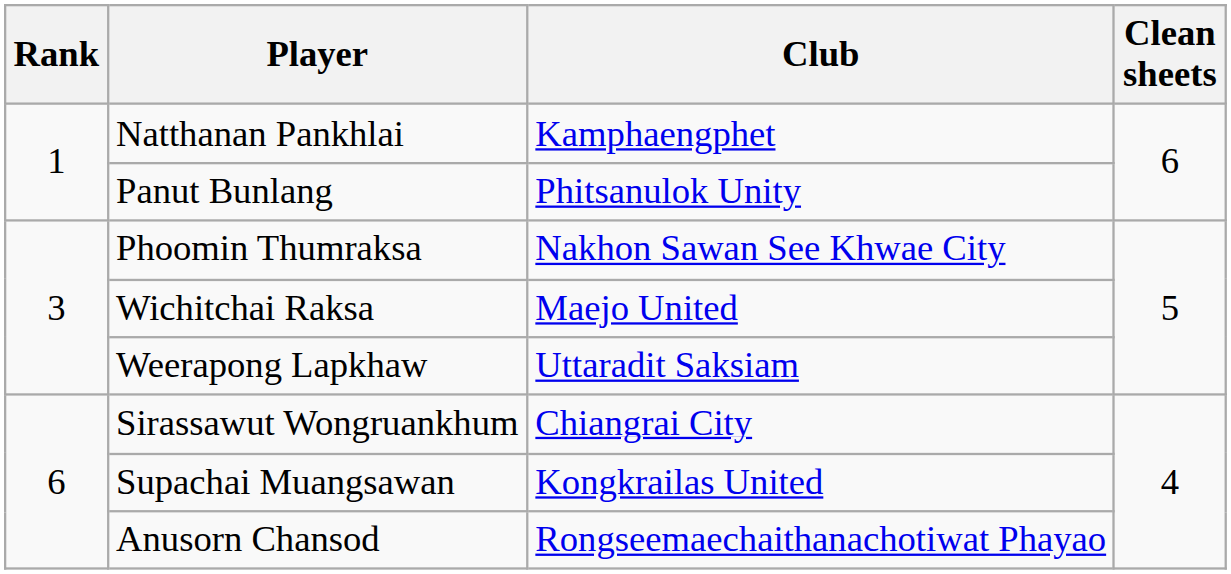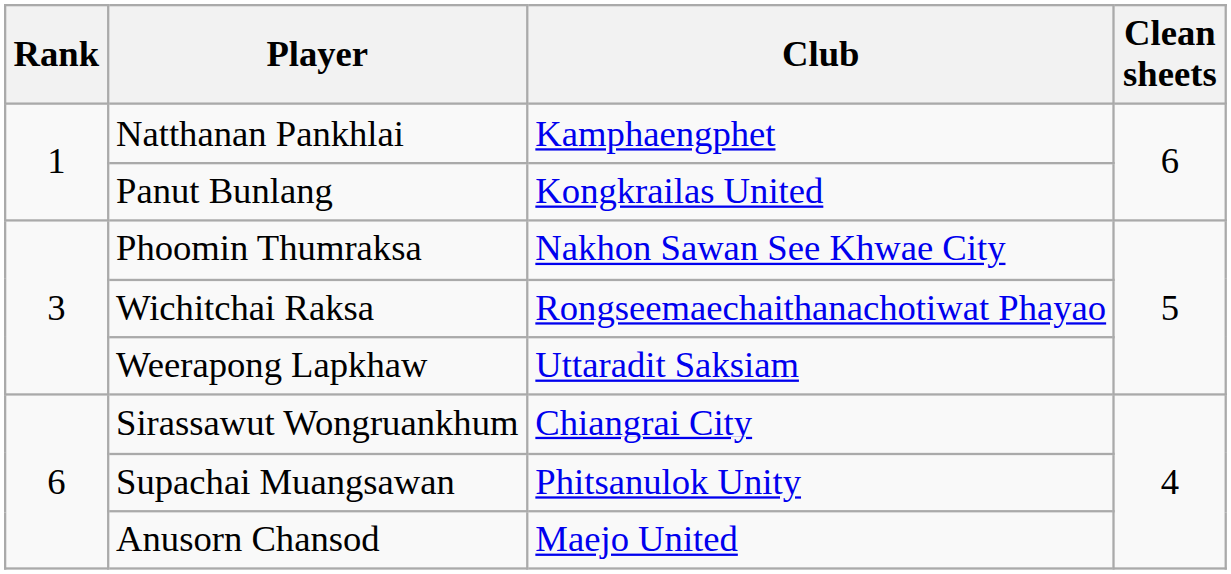(668, 190) Phitsanulok Unity -> (679, 190) Kongkrailas United
(637, 307) Maejo United -> (821, 307) Rongseemaechaithanachotiwat Phayao
(679, 481) Kongkrailas United -> (668, 481) Phitsanulok Unity
(821, 539) Rongseemaechaithanachotiwat Phayao -> (637, 539) Maejo United
